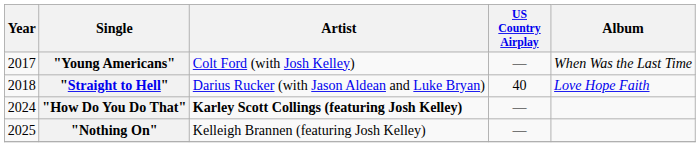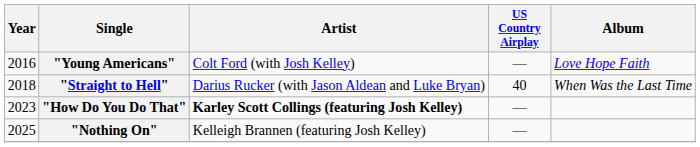(22, 63) 2017 -> (22, 63) 2016
(623, 63) When Was the Last Time -> (602, 63) Love Hope Faith
(602, 85) Love Hope Faith -> (623, 85) When Was the Last Time
(22, 108) 2024 -> (22, 108) 2023
